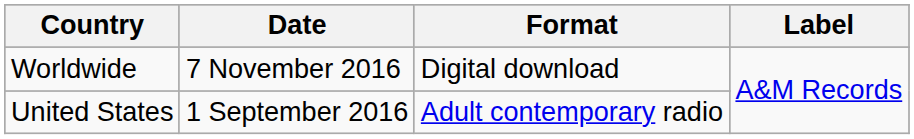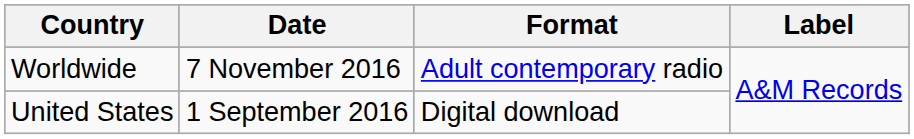(520, 68) Digital download -> (572, 68) Adult contemporary radio
(572, 111) Adult contemporary radio -> (520, 111) Digital download
